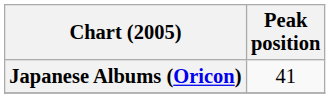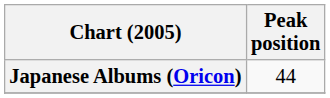(286, 76) 41 -> (286, 76) 44
